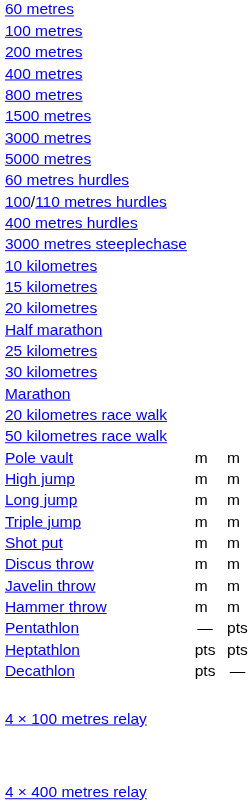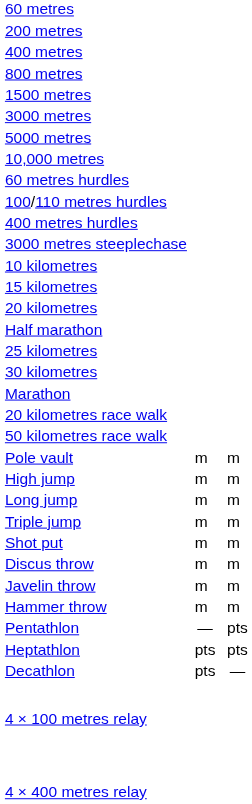- row: (44, 30)
+ row: (55, 159)
